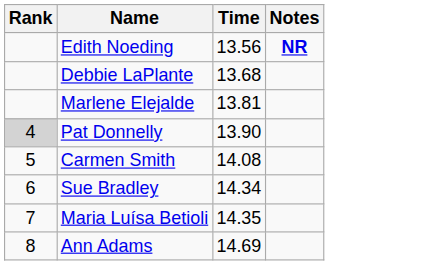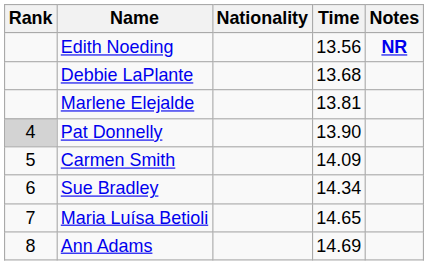+ column: (262, 18)
(239, 160) 14.08 -> (339, 160) 14.09
(239, 217) 14.35 -> (339, 217) 14.65
